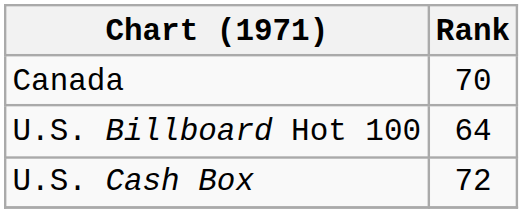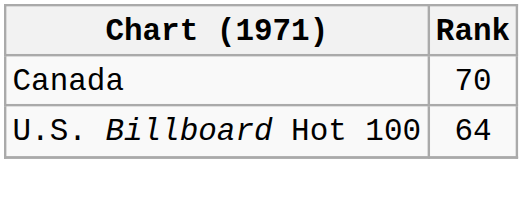- row: (133, 182)
